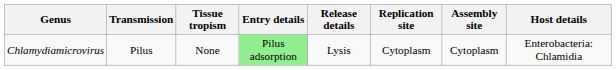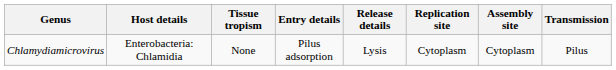columns swapped: (559, 19) <-> (141, 19)
(273, 50) lightgreen background -> (309, 50) no background
